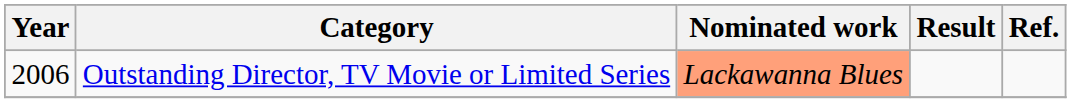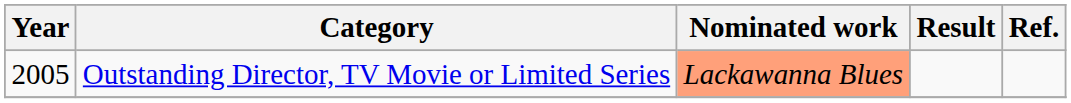(41, 73) 2006 -> (41, 73) 2005
